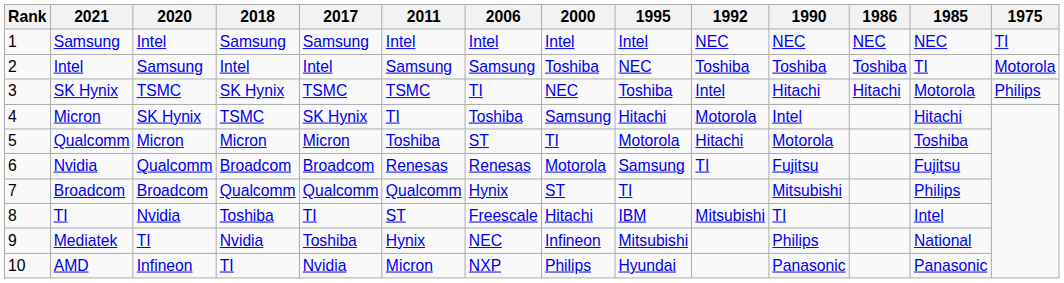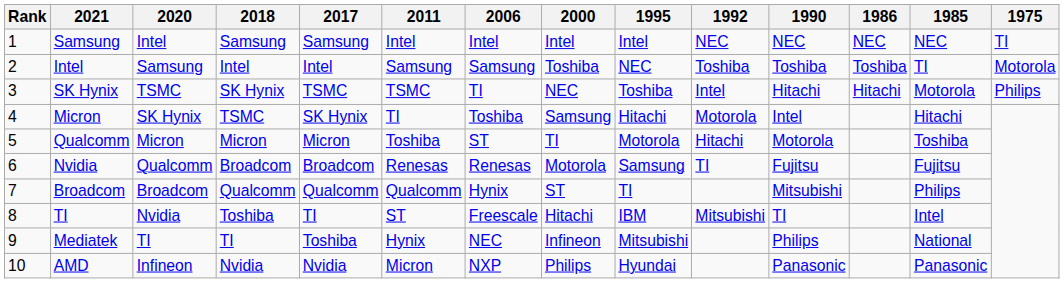(242, 240) Nvidia -> (227, 240) TI
(227, 265) TI -> (242, 265) Nvidia
